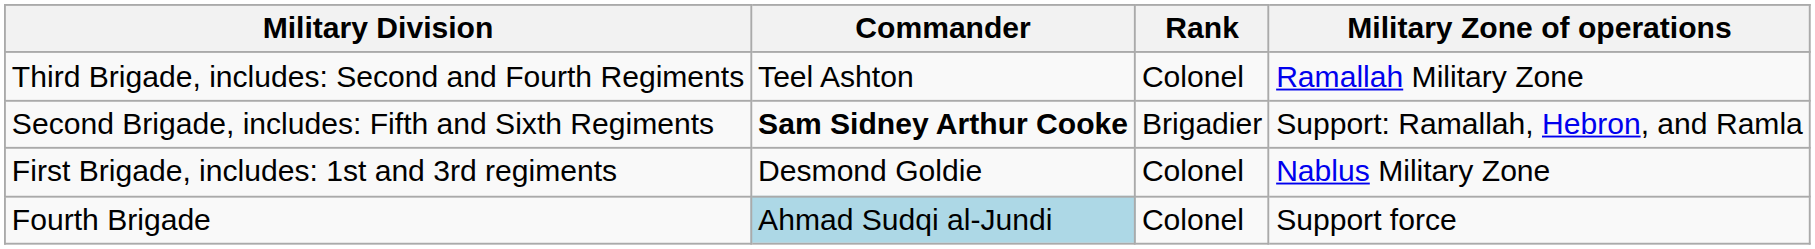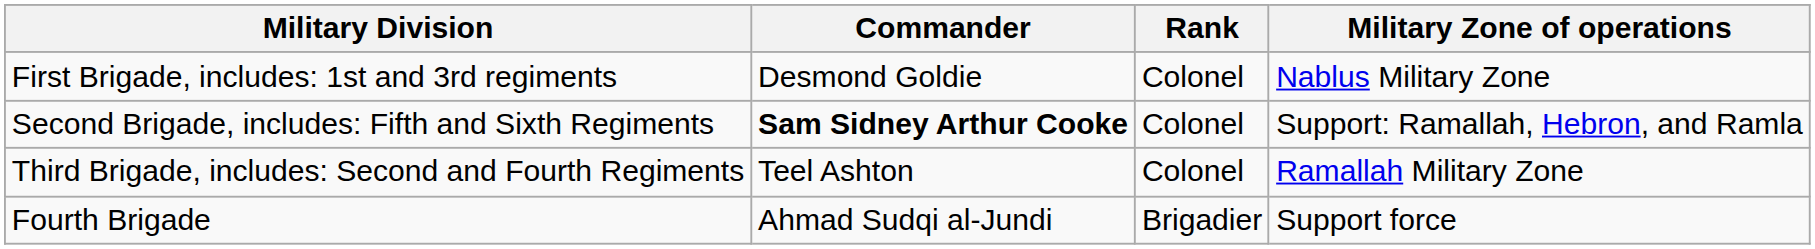rows swapped: (314, 171) <-> (378, 76)
(1202, 123) Brigadier -> (1193, 123) Colonel
(905, 219) lightblue background -> (905, 219) no background
(1193, 219) Colonel -> (1202, 219) Brigadier
